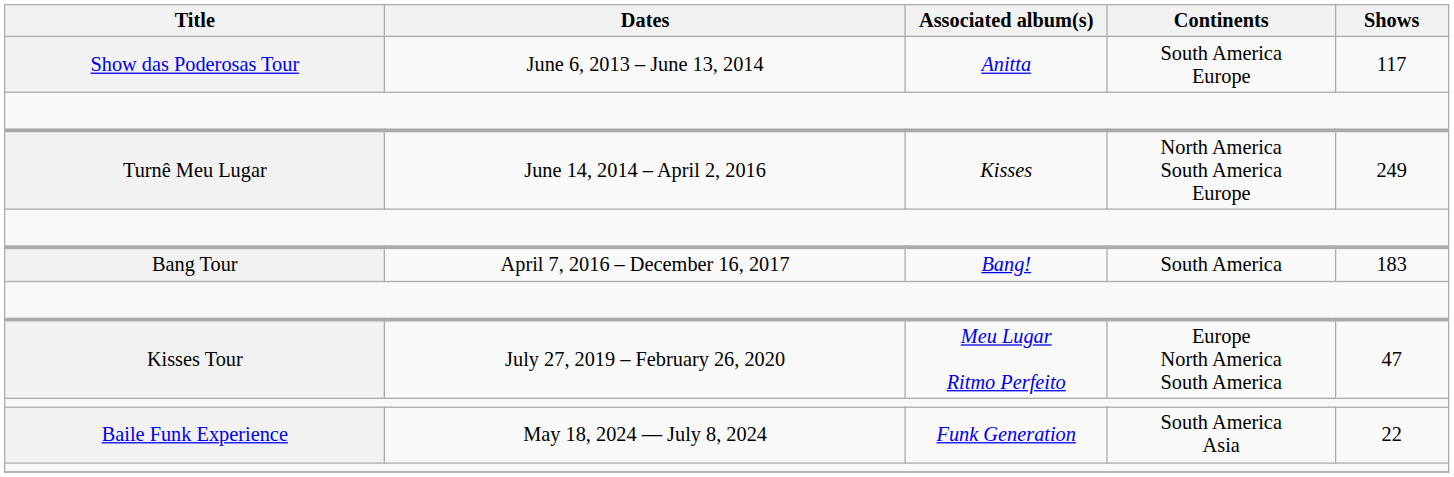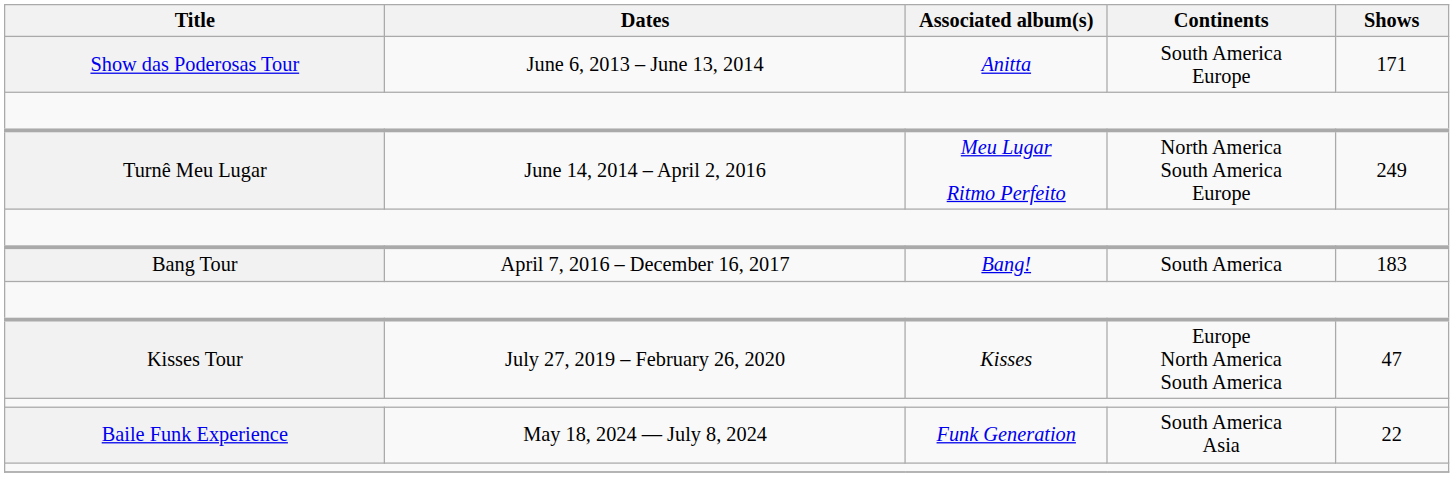(1392, 64) 117 -> (1392, 64) 171
(1006, 170) Kisses -> (1006, 170) Meu Lugar Ritmo Perfeito
(1006, 359) Meu Lugar Ritmo Perfeito -> (1006, 359) Kisses
